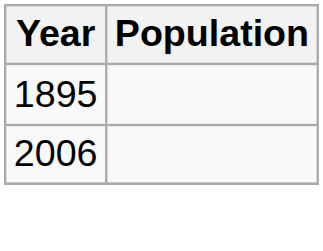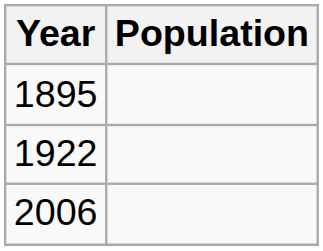+ row: (56, 153)
